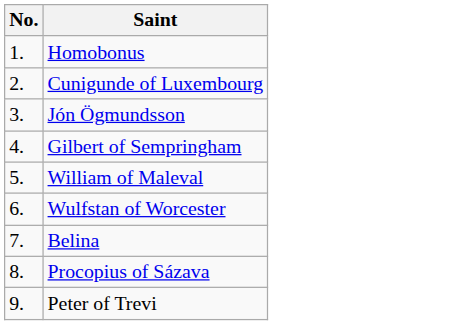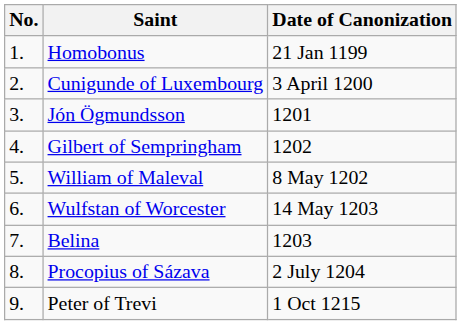+ column: (362, 20)
